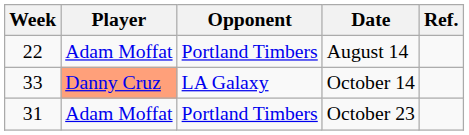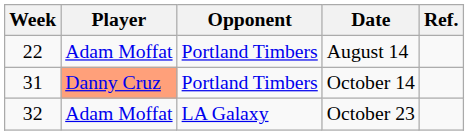(33, 82) 33 -> (33, 82) 31
(225, 82) LA Galaxy -> (250, 82) Portland Timbers
(33, 113) 31 -> (33, 113) 32
(250, 113) Portland Timbers -> (225, 113) LA Galaxy
